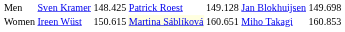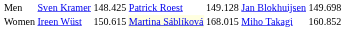(222, 21) 160.651 -> (222, 21) 168.015
(325, 21) 160.853 -> (325, 21) 160.852
